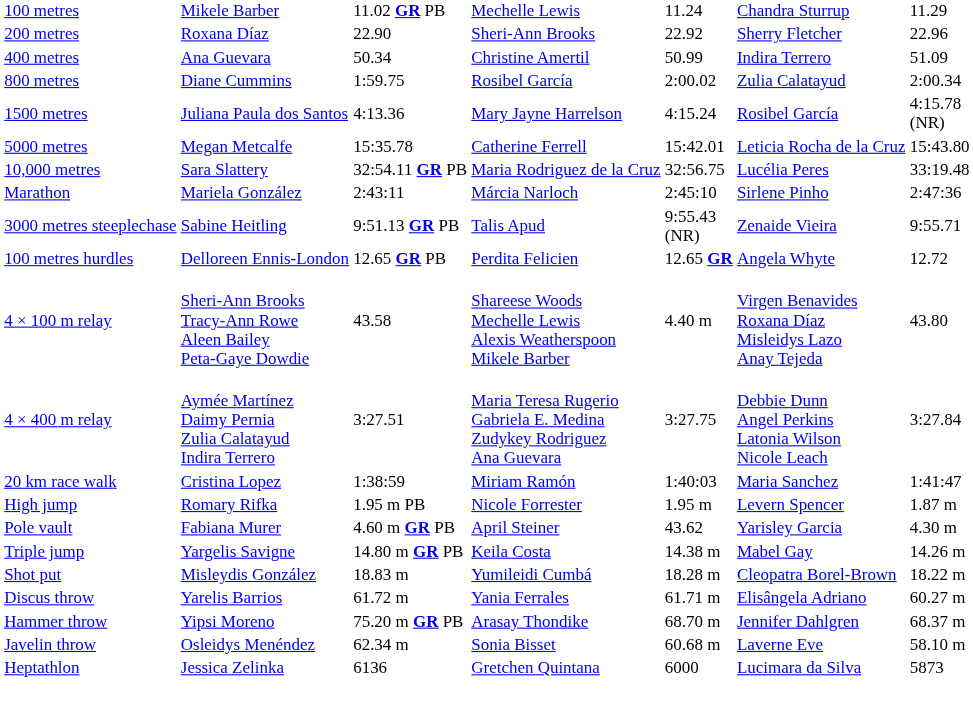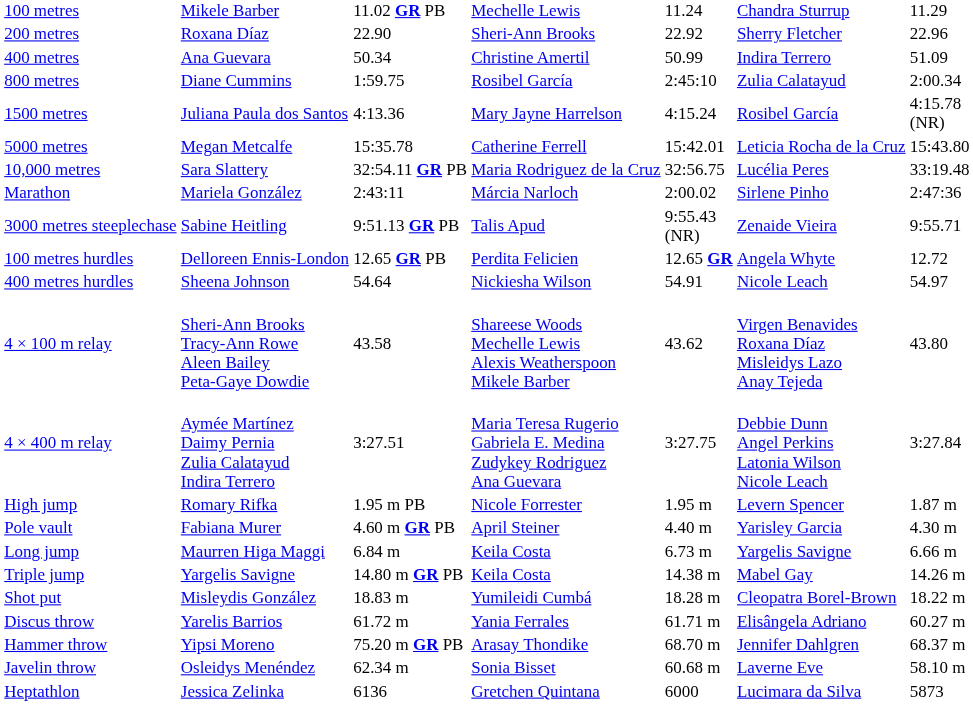(691, 80) 2:00.02 -> (691, 80) 2:45:10
(691, 193) 2:45:10 -> (691, 193) 2:00.02
+ row: (69, 282)
(688, 320) 4.40 m -> (684, 343) 43.62
- row: (60, 481)
(684, 527) 43.62 -> (688, 527) 4.40 m
+ row: (42, 551)
